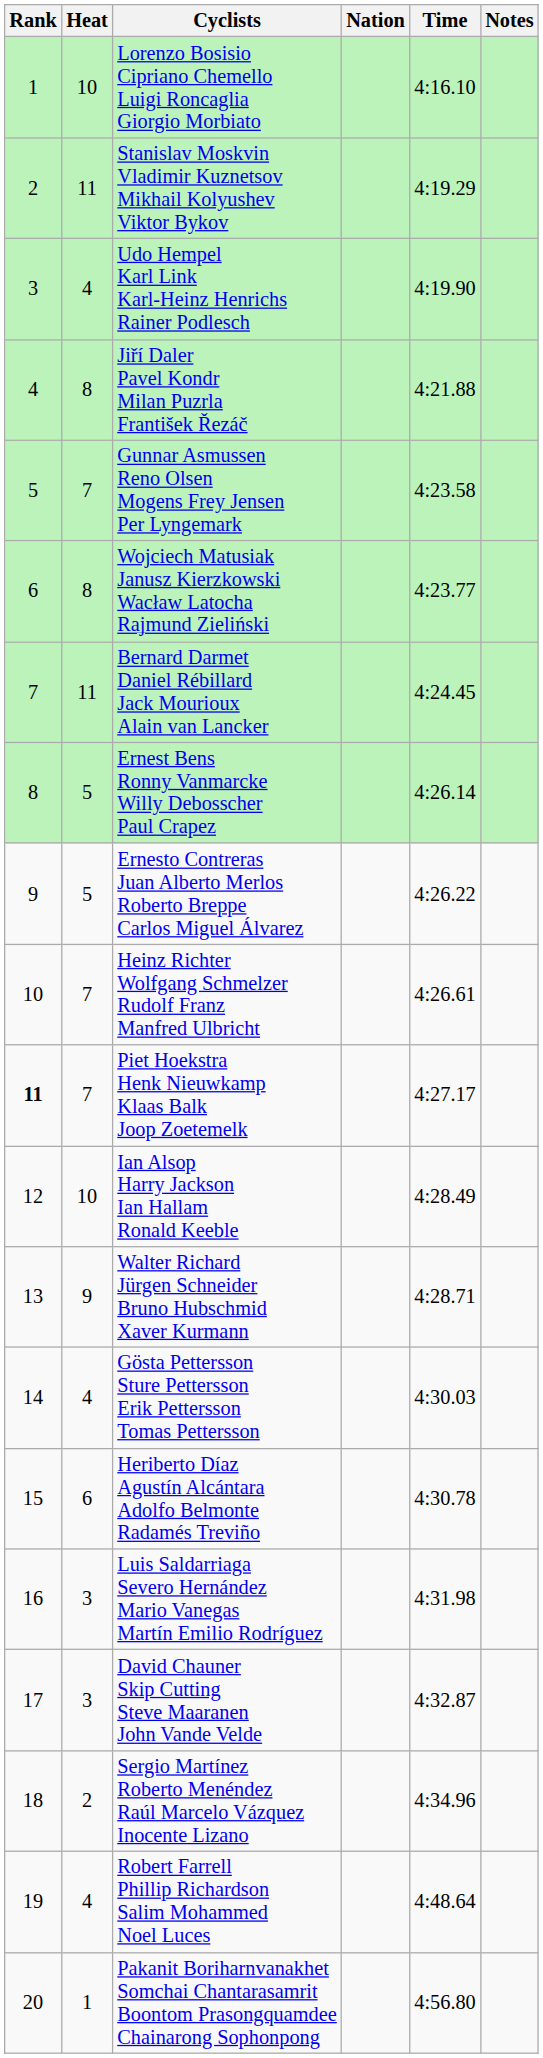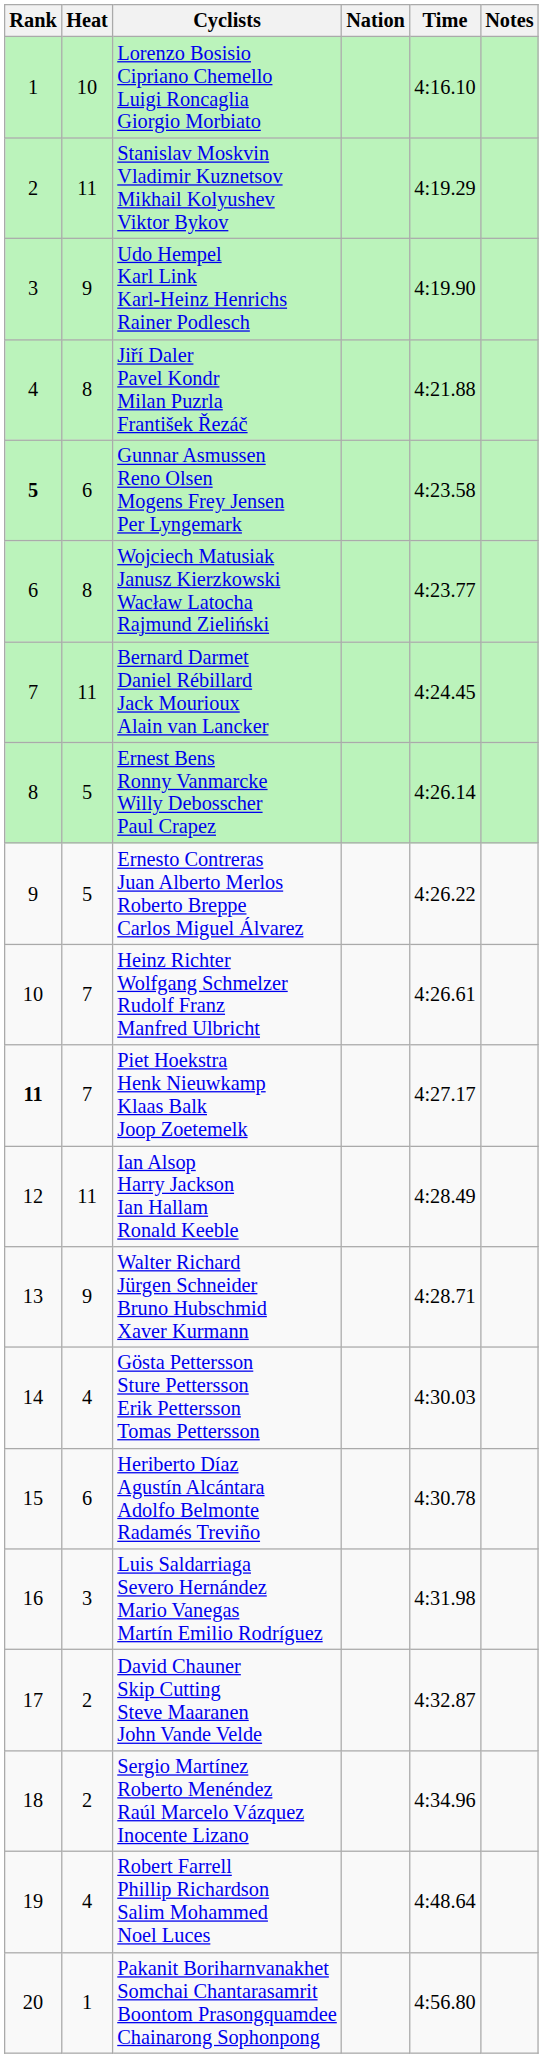(87, 288) 4 -> (87, 288) 9
(33, 490) normal -> (33, 490) bold
(87, 490) 7 -> (87, 490) 6
(87, 1195) 10 -> (87, 1195) 11
(87, 1700) 3 -> (87, 1700) 2
